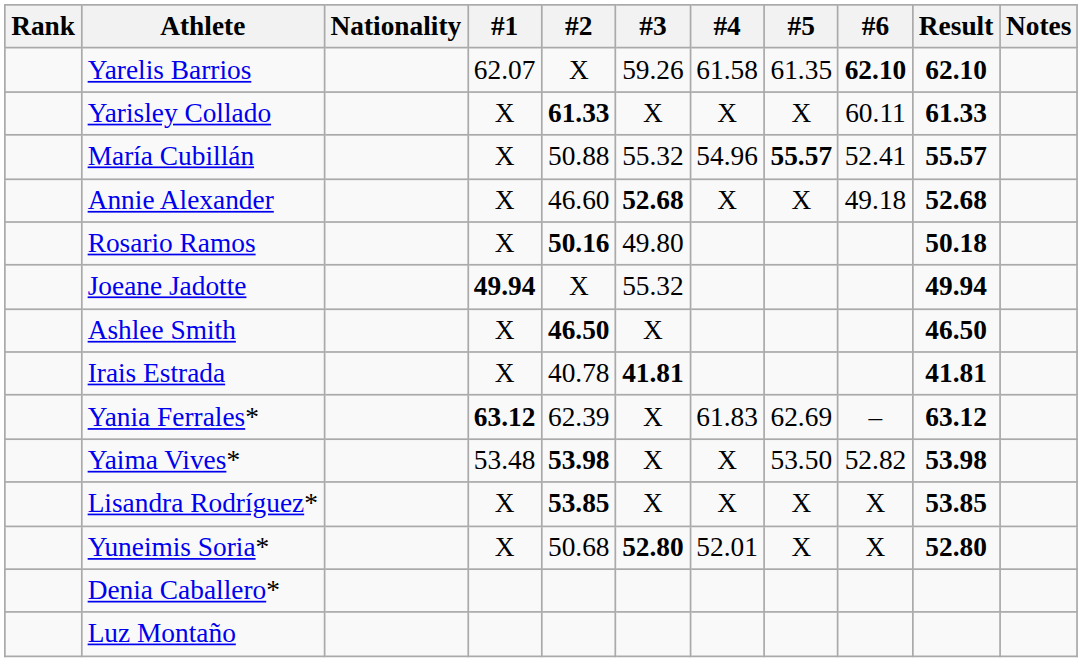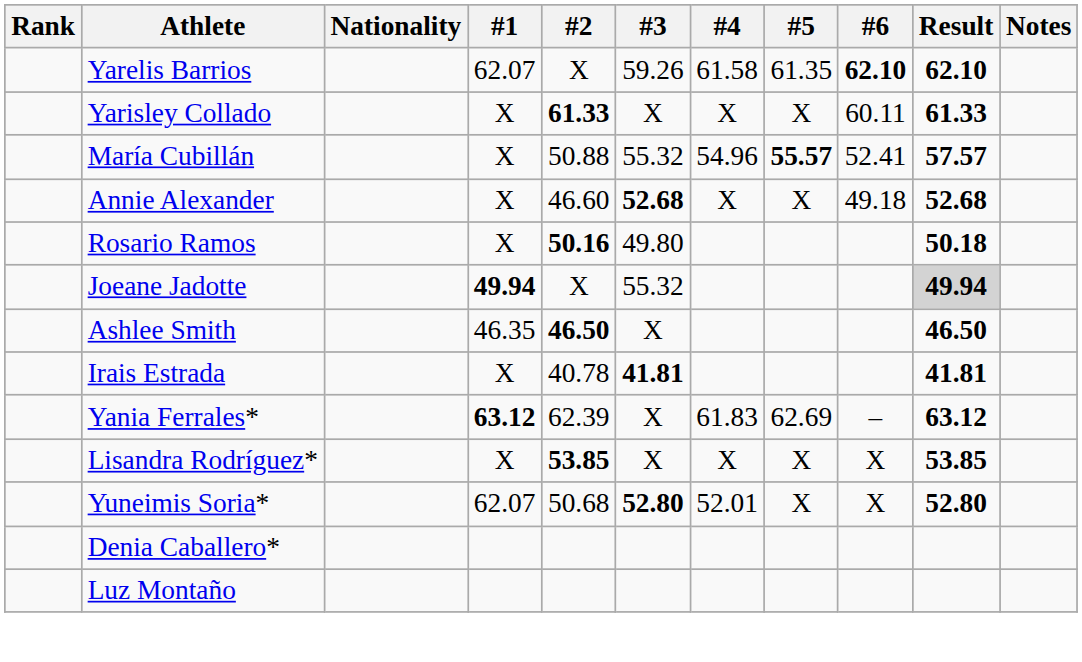(956, 156) 55.57 -> (956, 156) 57.57
(956, 286) no background -> (956, 286) lightgrey background
(505, 329) X -> (505, 329) 46.35
- row: (164, 460)
(505, 546) X -> (505, 503) 62.07
